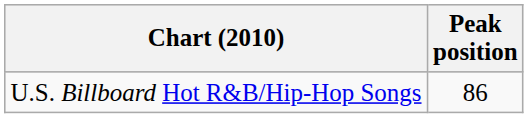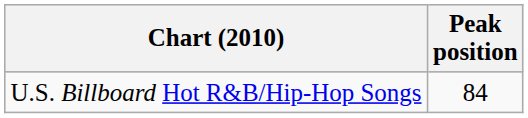(475, 91) 86 -> (475, 91) 84
